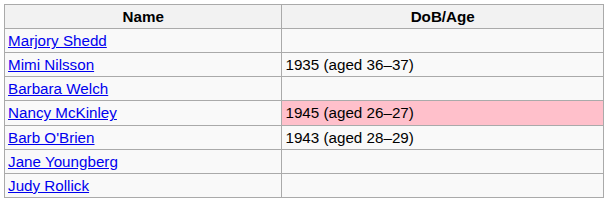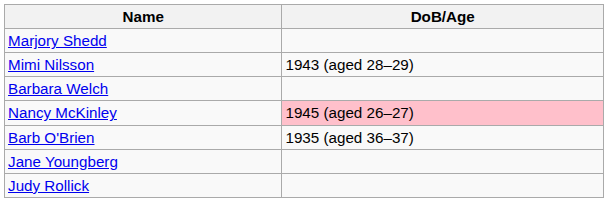(350, 65) 1935 (aged 36–37) -> (350, 65) 1943 (aged 28–29)
(350, 137) 1943 (aged 28–29) -> (350, 137) 1935 (aged 36–37)
